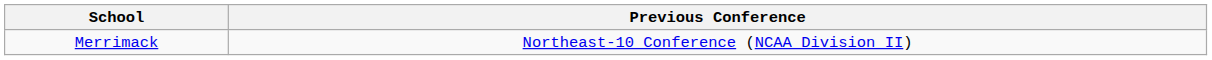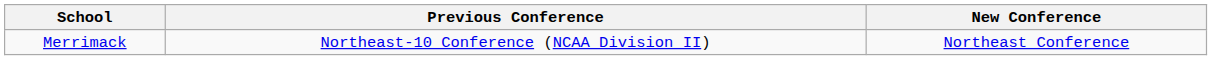+ column: (1036, 17)
